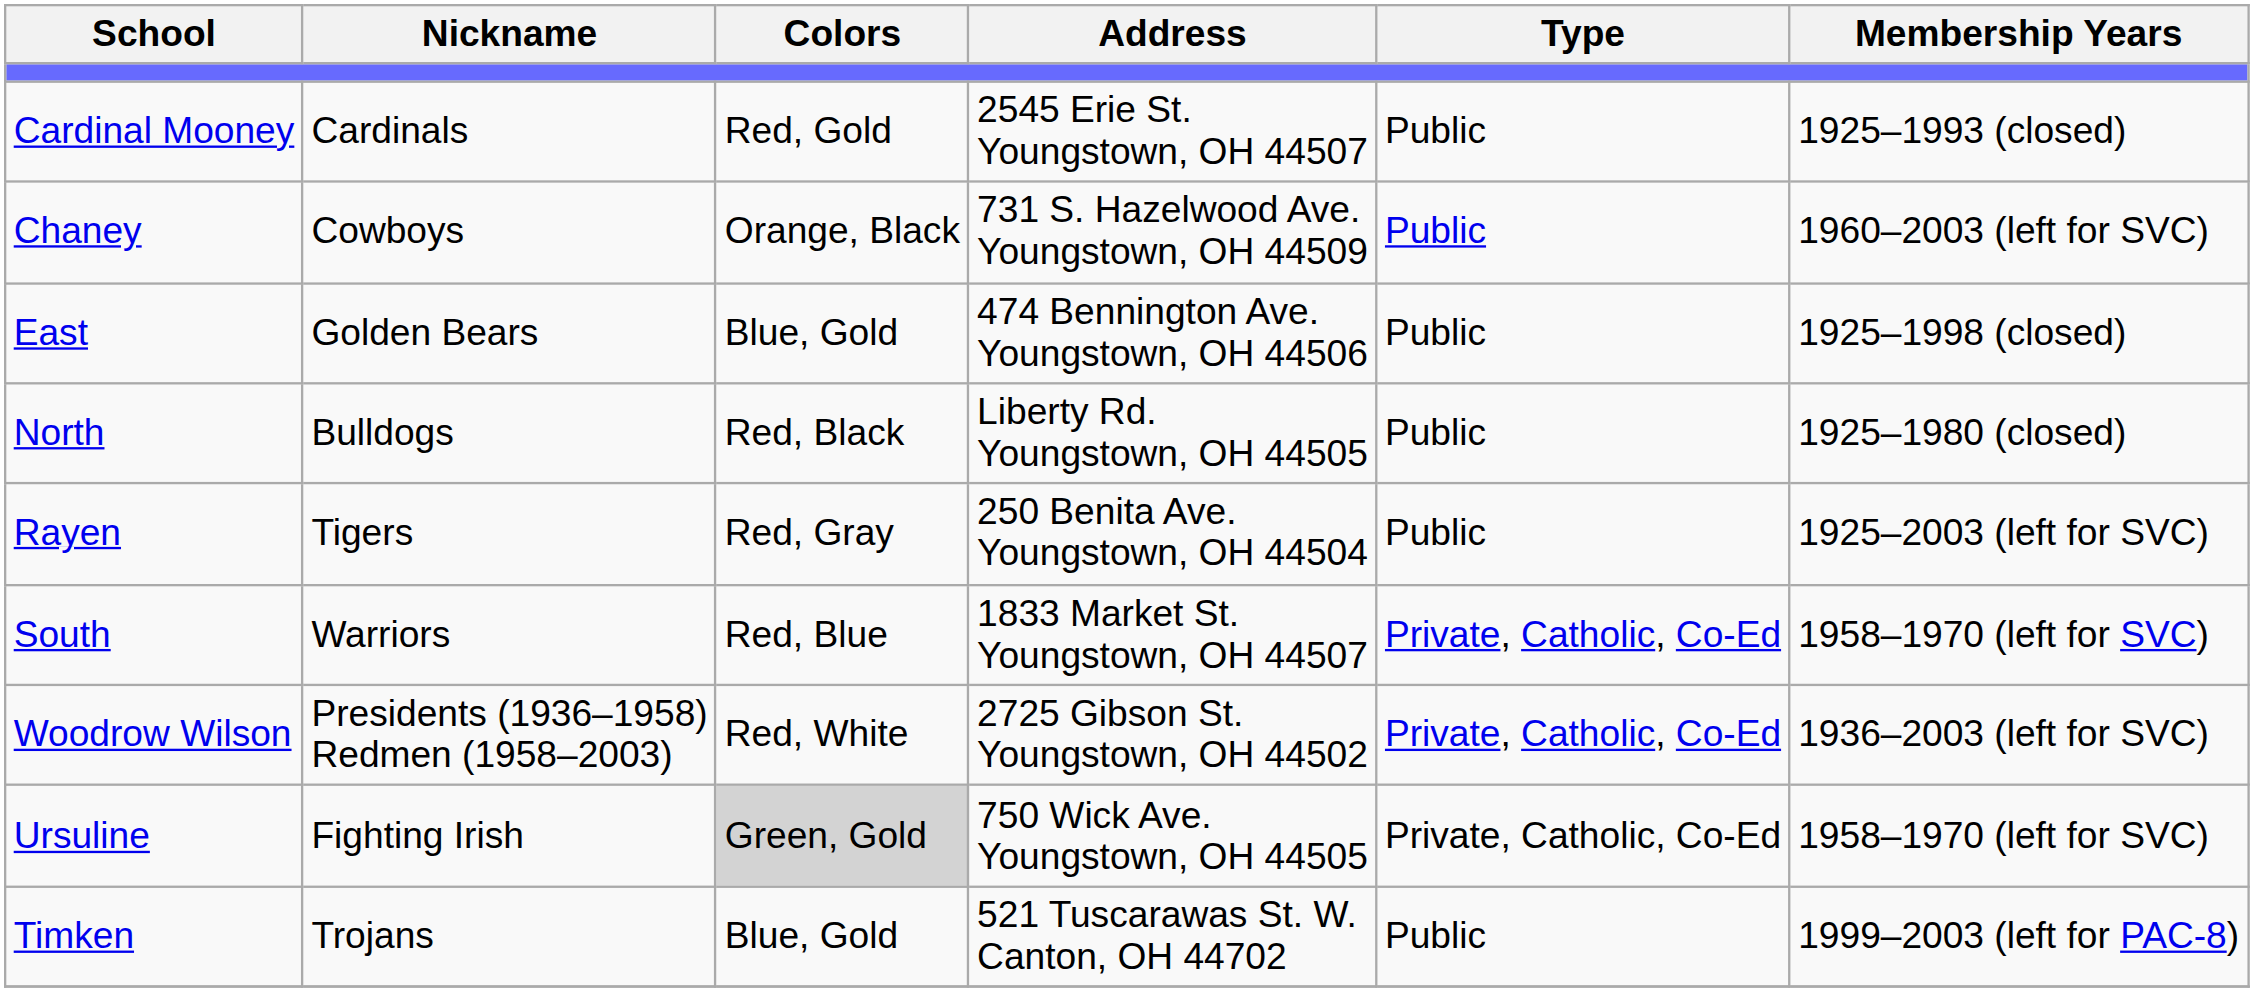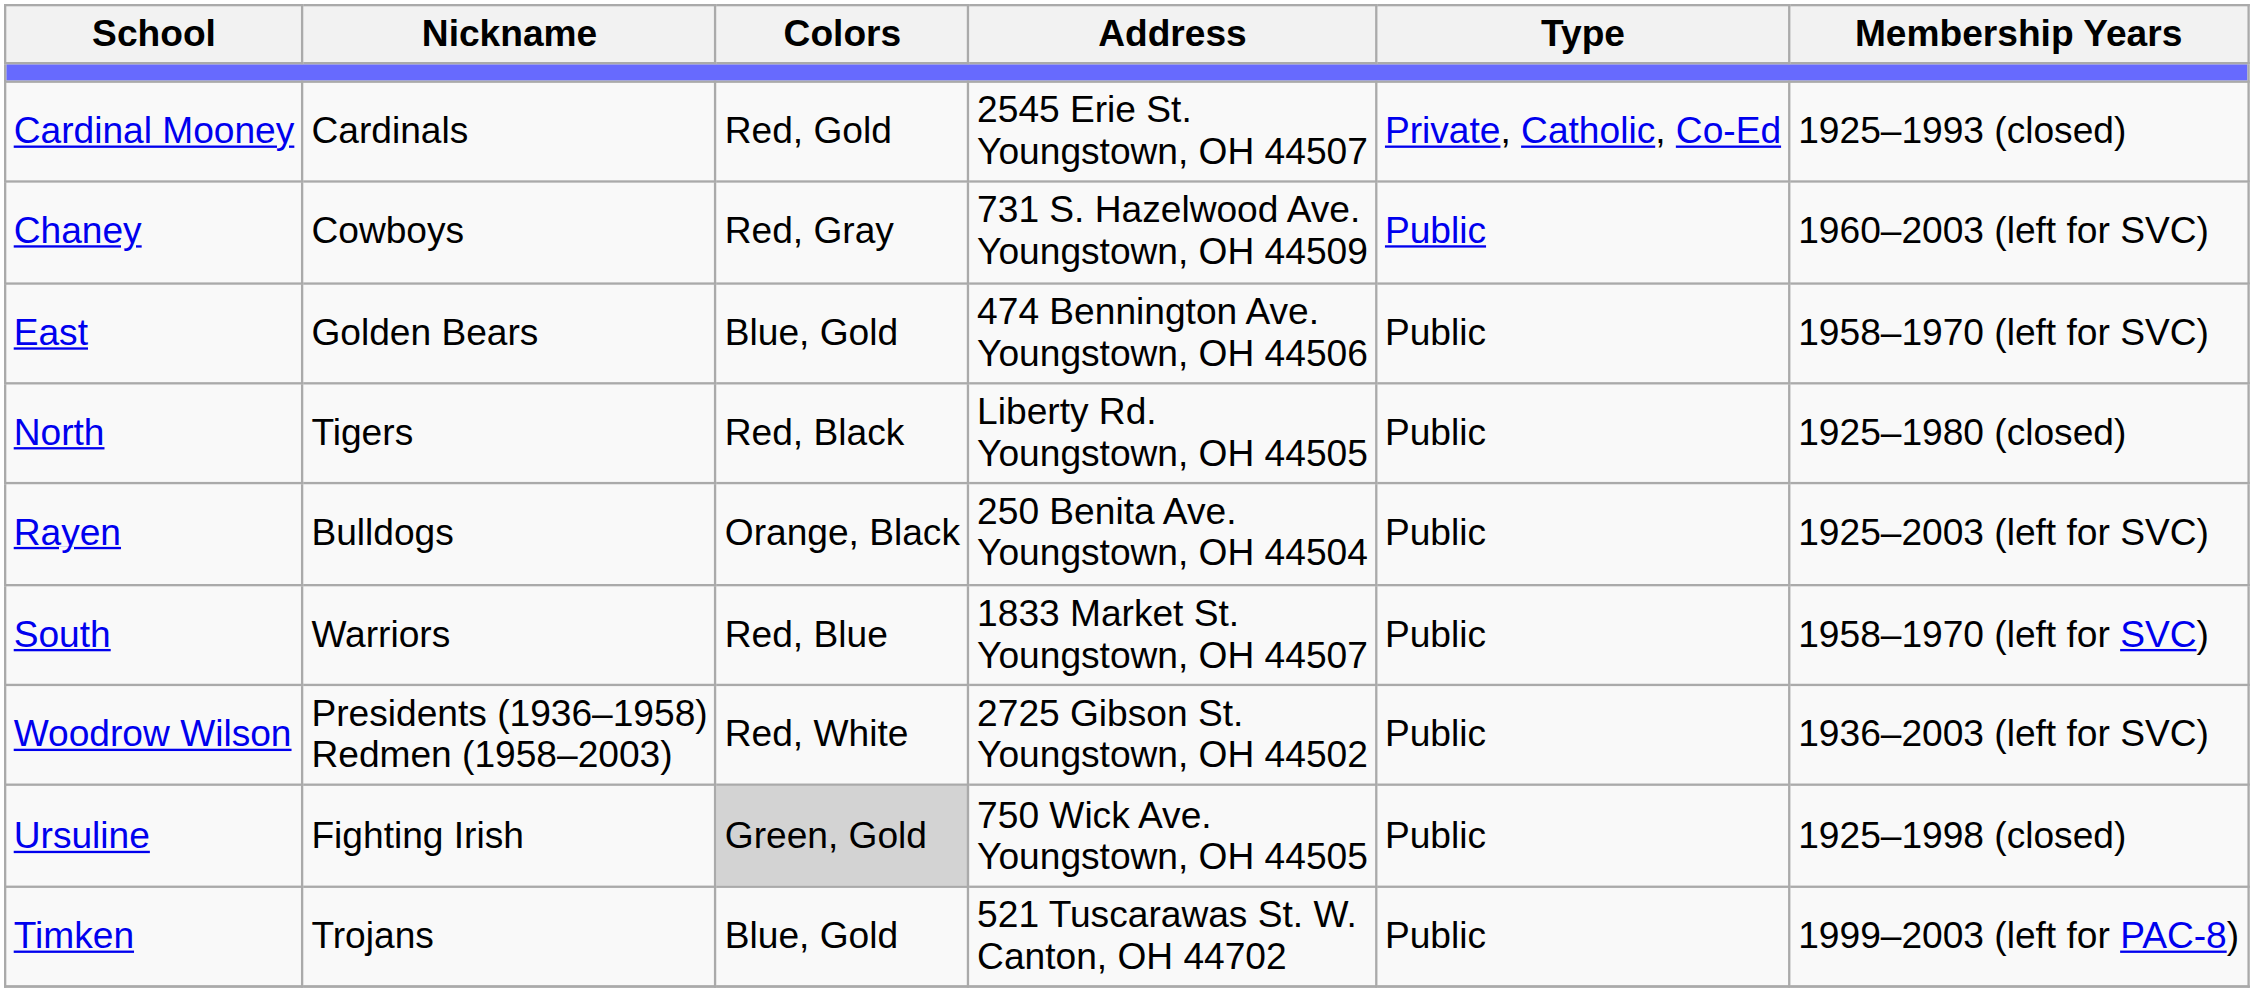(1435, 130) Public -> (1583, 130) Private, Catholic, Co-Ed
(842, 231) Orange, Black -> (809, 231) Red, Gray
(1962, 332) 1925–1998 (closed) -> (2004, 332) 1958–1970 (left for SVC)
(383, 432) Bulldogs -> (362, 432) Tigers
(362, 533) Tigers -> (383, 533) Bulldogs
(809, 533) Red, Gray -> (842, 533) Orange, Black
(1583, 633) Private, Catholic, Co-Ed -> (1435, 633) Public
(1583, 734) Private, Catholic, Co-Ed -> (1435, 734) Public
(1583, 835) Private, Catholic, Co-Ed -> (1435, 835) Public
(2004, 835) 1958–1970 (left for SVC) -> (1962, 835) 1925–1998 (closed)
